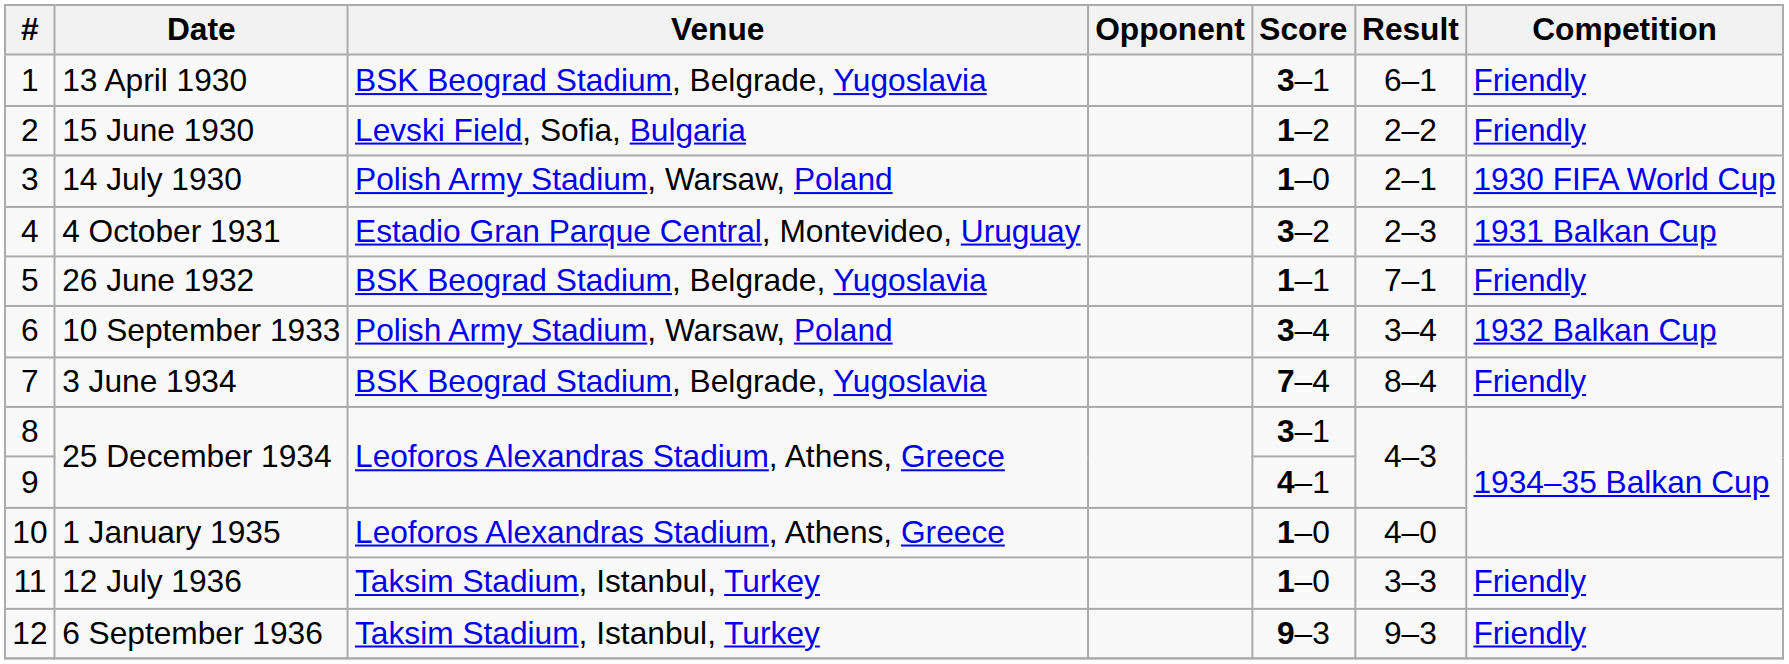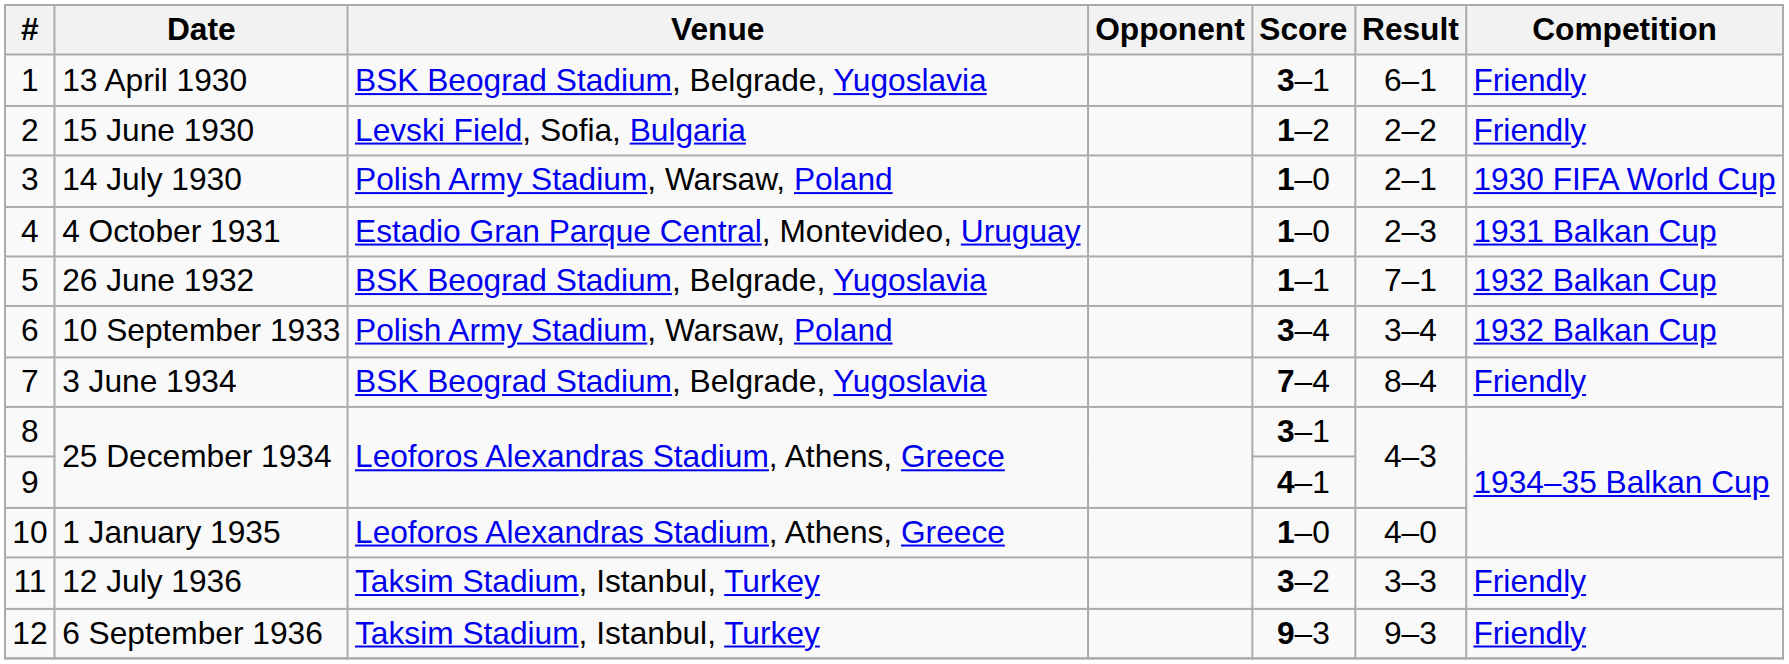(1303, 230) 3–2 -> (1303, 230) 1–0
(1530, 280) Friendly -> (1595, 280) 1932 Balkan Cup
(1303, 582) 1–0 -> (1303, 582) 3–2
